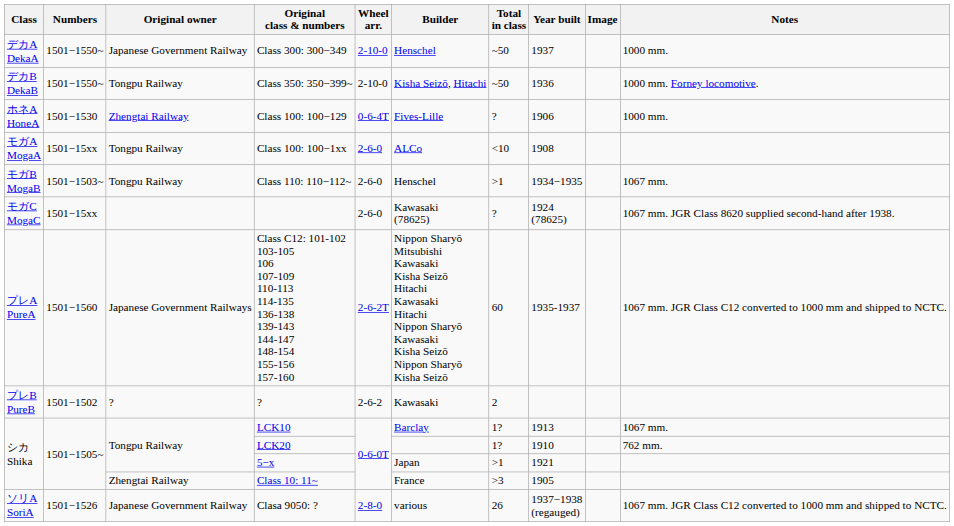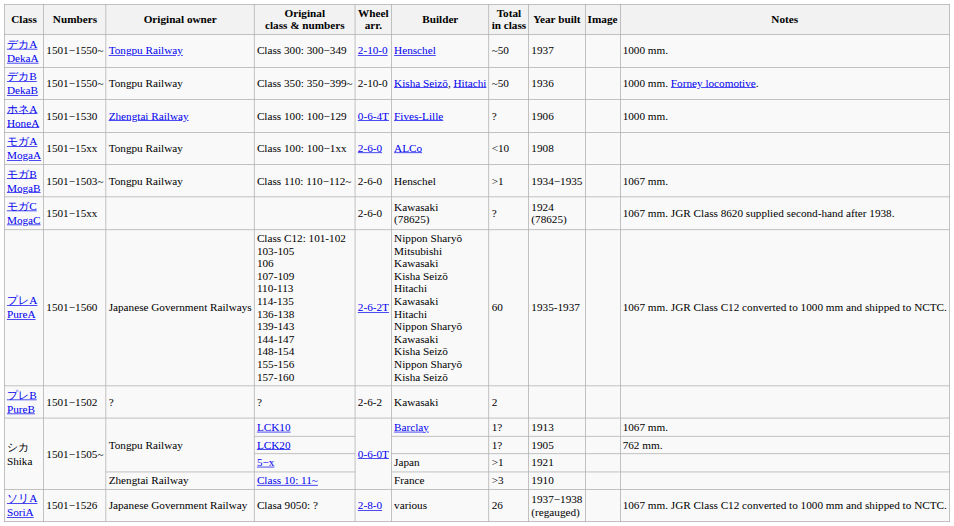(178, 51) Japanese Government Railway -> (146, 51) Tongpu Railway
(543, 445) 1910 -> (543, 445) 1905
(543, 480) 1905 -> (543, 480) 1910
